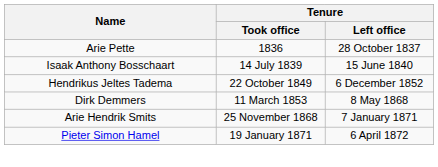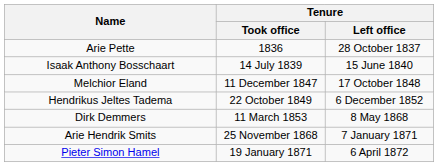+ row: (110, 83)
